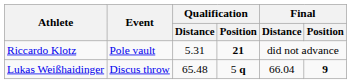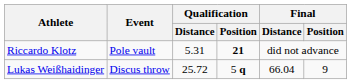(195, 69) 65.48 -> (195, 69) 25.72
(325, 69) bold -> (325, 69) normal
